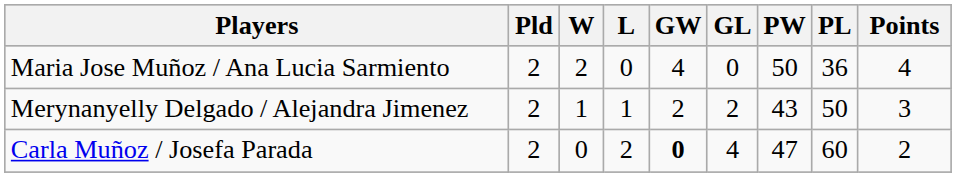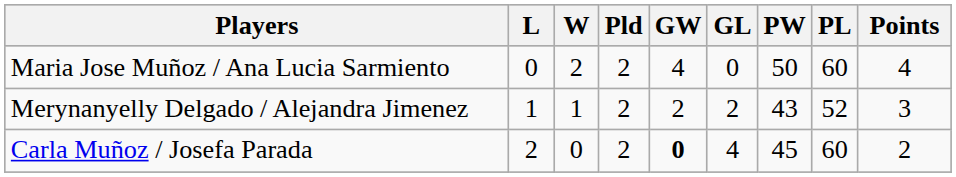columns swapped: (534, 25) <-> (626, 25)
(835, 66) 36 -> (835, 66) 60
(835, 108) 50 -> (835, 108) 52
(785, 150) 47 -> (785, 150) 45
